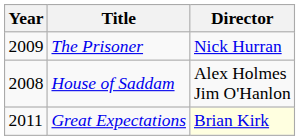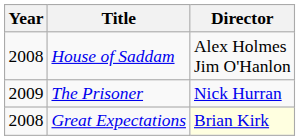rows swapped: (113, 83) <-> (97, 45)
(26, 120) 2011 -> (26, 120) 2008
